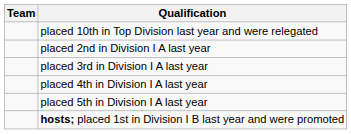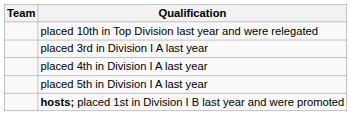- row: (126, 48)
